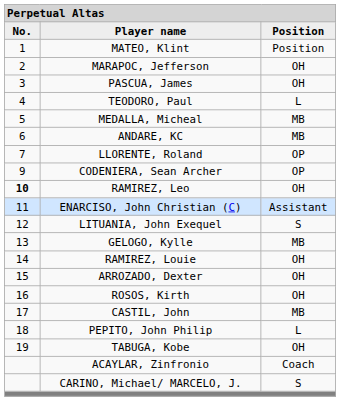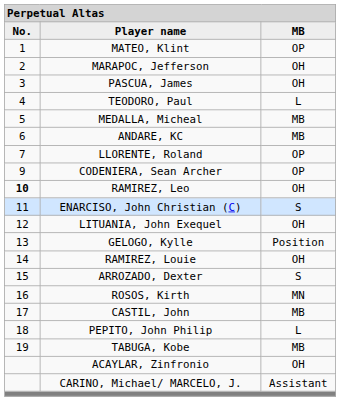(298, 31) Position -> (298, 31) MB
(298, 48) Position -> (298, 48) OP
(298, 207) Assistant -> (298, 207) S
(298, 224) S -> (298, 224) OH
(298, 242) MB -> (298, 242) Position
(298, 277) OH -> (298, 277) S
(298, 295) OH -> (298, 295) MN
(298, 347) OH -> (298, 347) MB
(298, 365) Coach -> (298, 365) OH
(298, 383) S -> (298, 383) Assistant
